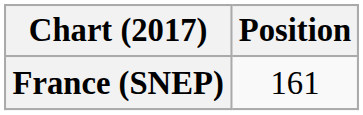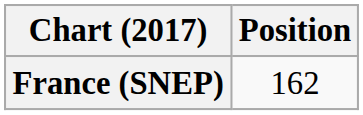(295, 82) 161 -> (295, 82) 162
